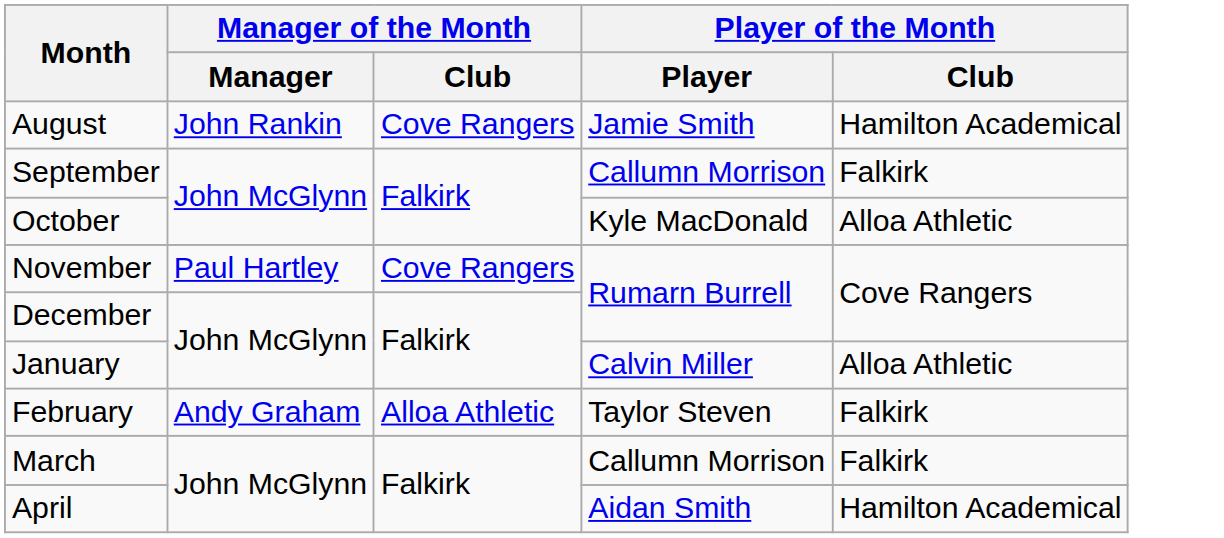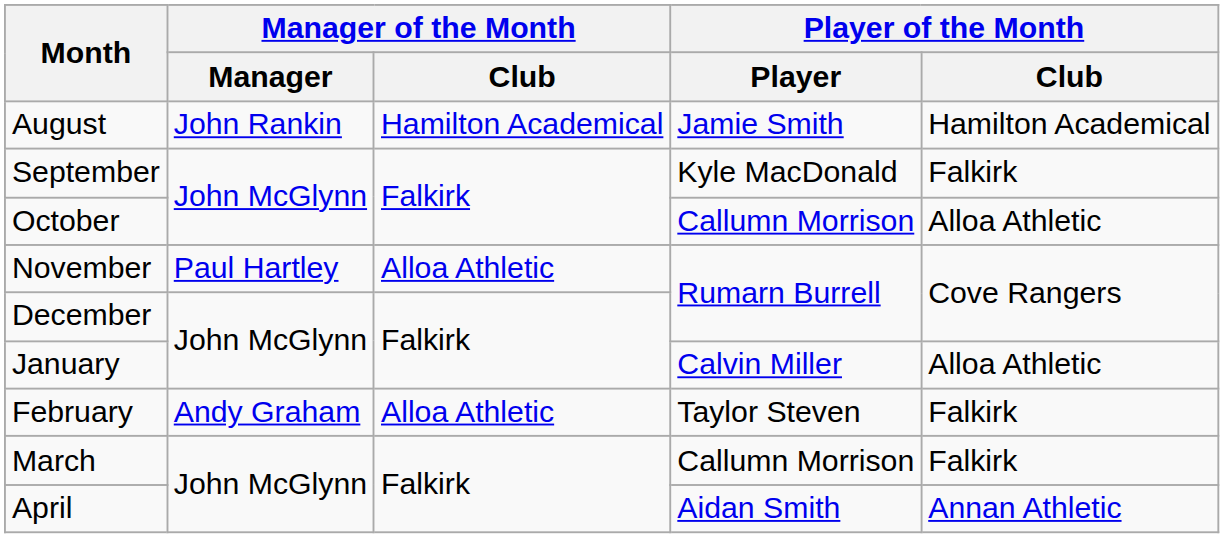(478, 124) Cove Rangers -> (522, 124) Hamilton Academical
(707, 172) Callumn Morrison -> (787, 172) Kyle MacDonald
(698, 220) Kyle MacDonald -> (796, 220) Callumn Morrison
(478, 268) Cove Rangers -> (468, 268) Alloa Athletic
(980, 508) Hamilton Academical -> (1025, 508) Annan Athletic
